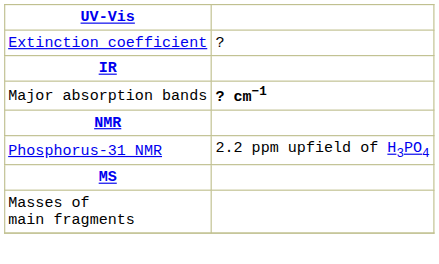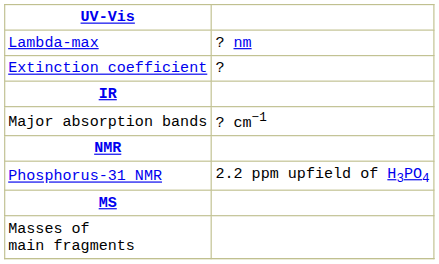+ row: (53, 43)
(241, 96) bold -> (241, 121) normal
